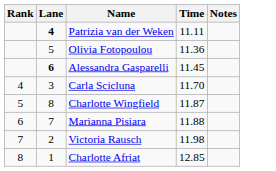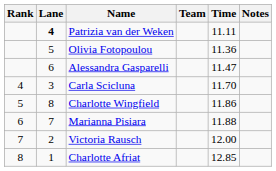+ column: (192, 13)
(51, 67) bold -> (51, 67) normal
(192, 67) 11.45 -> (224, 67) 11.47
(192, 103) 11.87 -> (224, 103) 11.86
(192, 139) 11.98 -> (224, 139) 12.00
